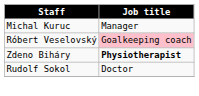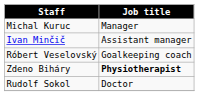+ row: (36, 40)
(146, 40) pink background -> (146, 55) no background
